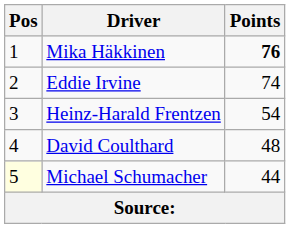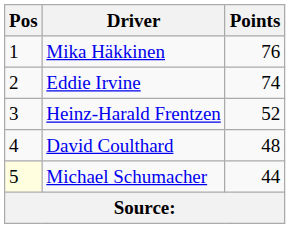(271, 51) bold -> (271, 51) normal
(271, 114) 54 -> (271, 114) 52
